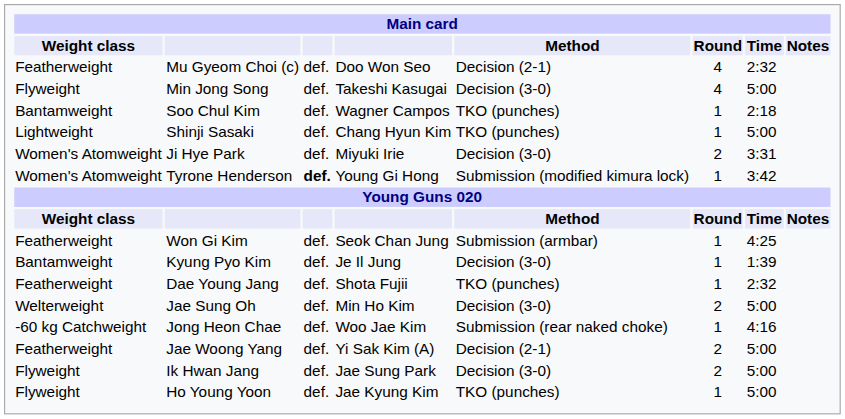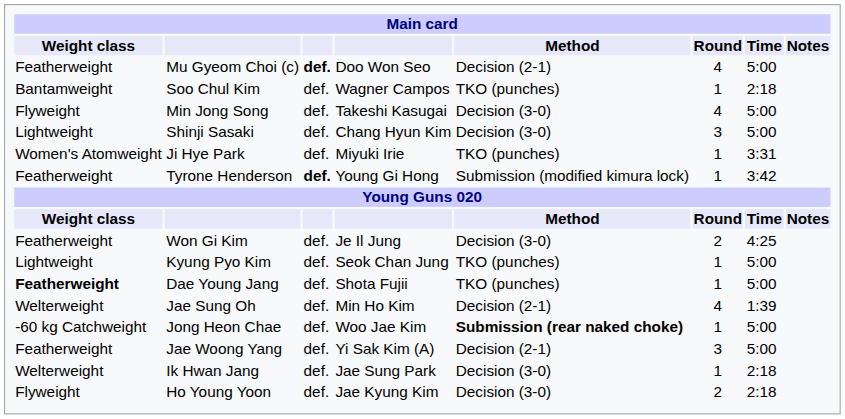(316, 67) normal -> (317, 67) bold
(762, 67) 2:32 -> (762, 67) 5:00
rows swapped: (217, 89) <-> (213, 110)
(508, 132) TKO (punches) -> (503, 132) Decision (3-0)
(718, 132) 1 -> (718, 132) 3
(503, 154) Decision (3-0) -> (508, 154) TKO (punches)
(718, 154) 2 -> (718, 154) 1
(88, 175) Women's Atomweight -> (64, 175) Featherweight
(392, 240) Seok Chan Jung -> (368, 240) Je Il Jung
(527, 240) Submission (armbar) -> (503, 240) Decision (3-0)
(718, 240) 1 -> (718, 240) 2
(64, 262) Bantamweight -> (54, 262) Lightweight
(368, 262) Je Il Jung -> (392, 262) Seok Chan Jung
(503, 262) Decision (3-0) -> (508, 262) TKO (punches)
(762, 262) 1:39 -> (762, 262) 5:00
(64, 284) normal -> (67, 284) bold
(762, 284) 2:32 -> (762, 284) 5:00
(503, 305) Decision (3-0) -> (503, 305) Decision (2-1)
(718, 305) 2 -> (718, 305) 4
(762, 305) 5:00 -> (762, 305) 1:39
(562, 327) normal -> (569, 327) bold
(762, 327) 4:16 -> (762, 327) 5:00
(718, 349) 2 -> (718, 349) 3
(47, 370) Flyweight -> (59, 370) Welterweight
(718, 370) 2 -> (718, 370) 1
(762, 370) 5:00 -> (762, 370) 2:18
(508, 392) TKO (punches) -> (503, 392) Decision (3-0)
(718, 392) 1 -> (718, 392) 2
(762, 392) 5:00 -> (762, 392) 2:18
